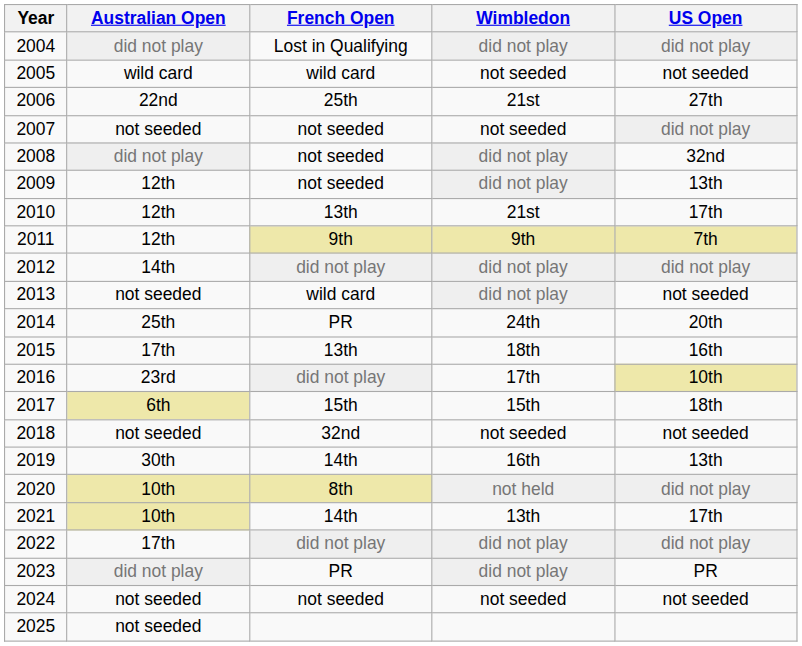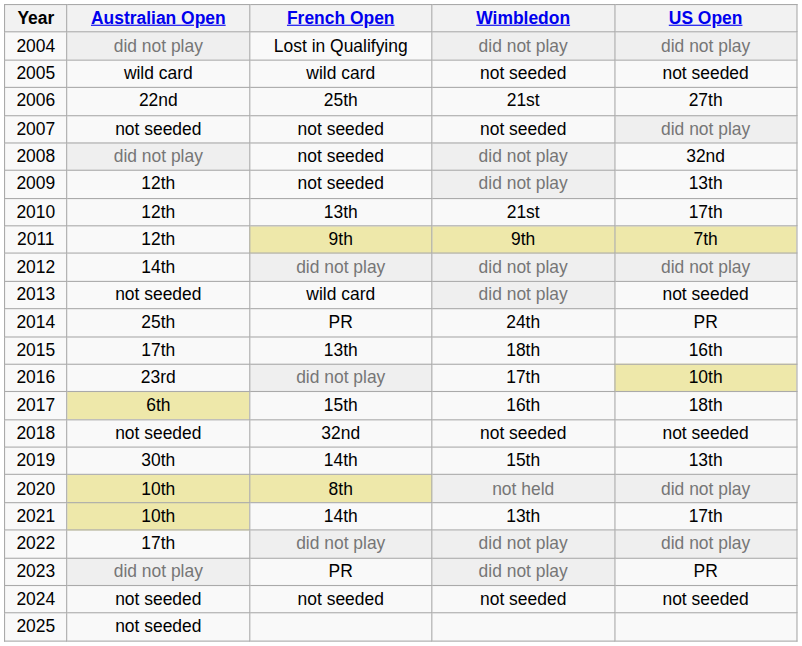(706, 322) 20th -> (706, 322) PR
(523, 405) 15th -> (523, 405) 16th
(523, 460) 16th -> (523, 460) 15th
